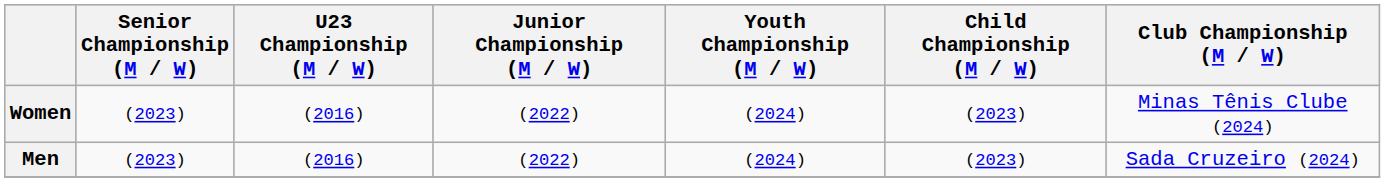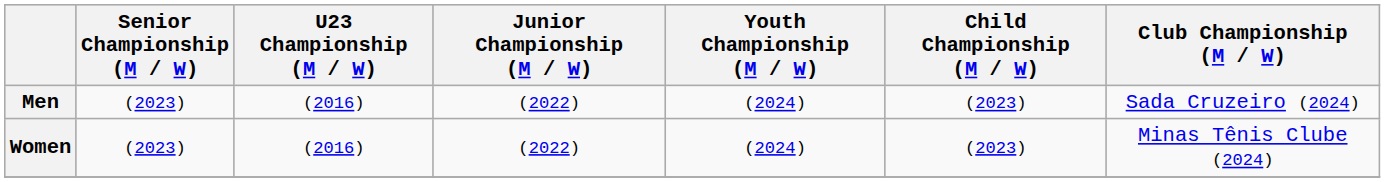rows swapped: (40, 160) <-> (41, 114)
